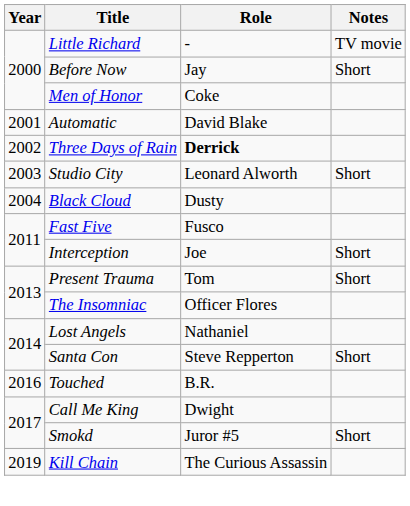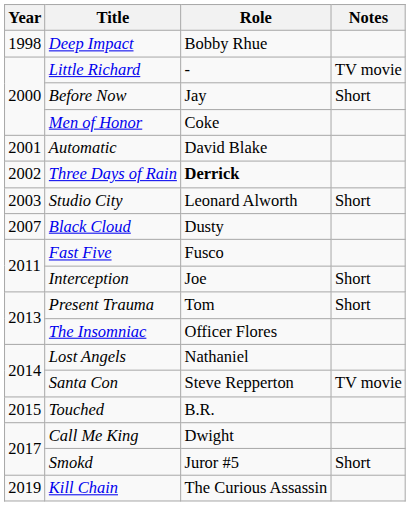+ row: (91, 43)
(25, 200) 2004 -> (25, 226) 2007
(353, 357) Short -> (368, 383) TV movie
(25, 383) 2016 -> (25, 409) 2015
